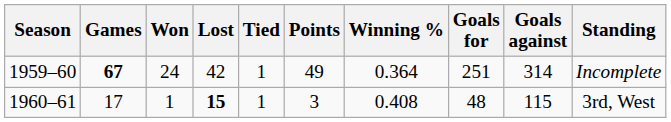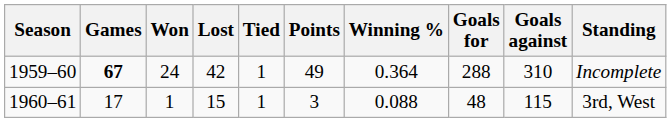(476, 71) 251 -> (476, 71) 288
(538, 71) 314 -> (538, 71) 310
(216, 102) bold -> (216, 102) normal
(396, 102) 0.408 -> (396, 102) 0.088
